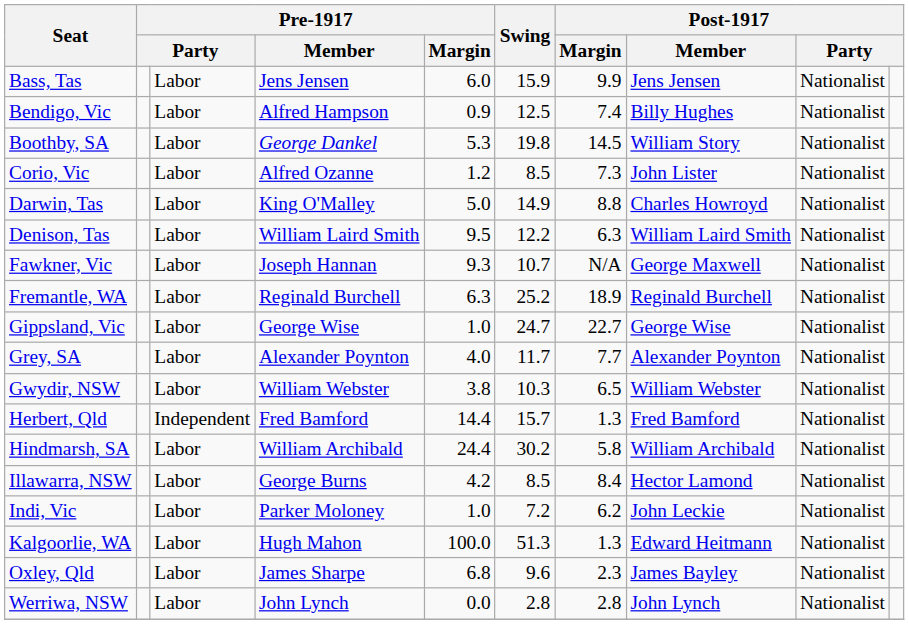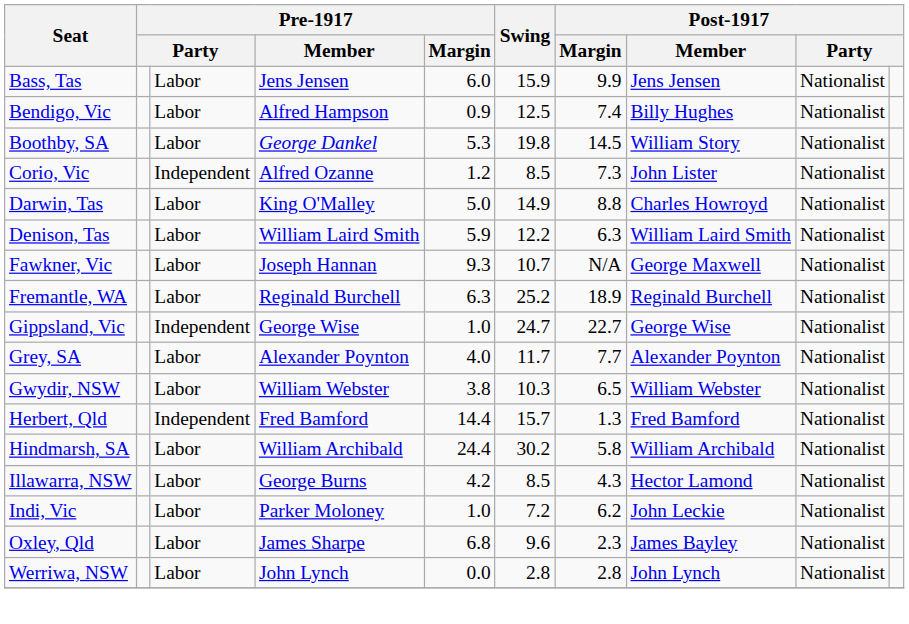(177, 173) Labor -> (202, 173) Independent
(479, 234) 9.5 -> (479, 234) 5.9
(177, 326) Labor -> (202, 326) Independent
(609, 480) 8.4 -> (609, 480) 4.3
- row: (70, 541)
